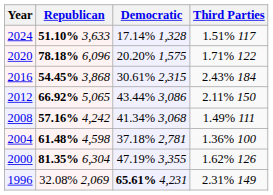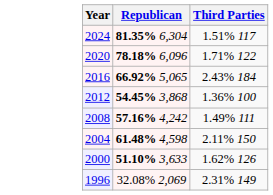- column: (152, 15)
(74, 35) 51.10% 3,633 -> (152, 35) 81.35% 6,304
(74, 76) 54.45% 3,868 -> (152, 76) 66.92% 5,065
(74, 97) 66.92% 5,065 -> (152, 97) 54.45% 3,868
(229, 97) 2.11% 150 -> (229, 97) 1.36% 100
(229, 138) 1.36% 100 -> (229, 138) 2.11% 150
(74, 159) 81.35% 6,304 -> (152, 159) 51.10% 3,633
